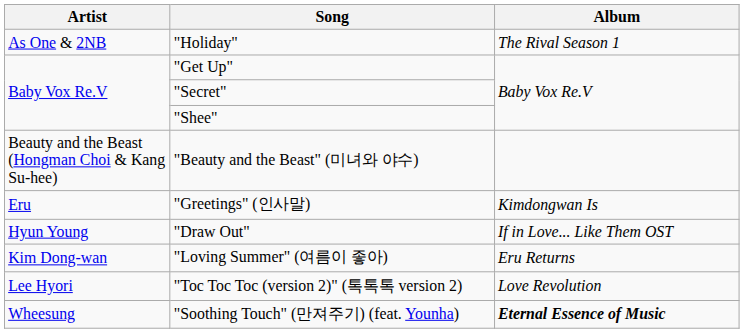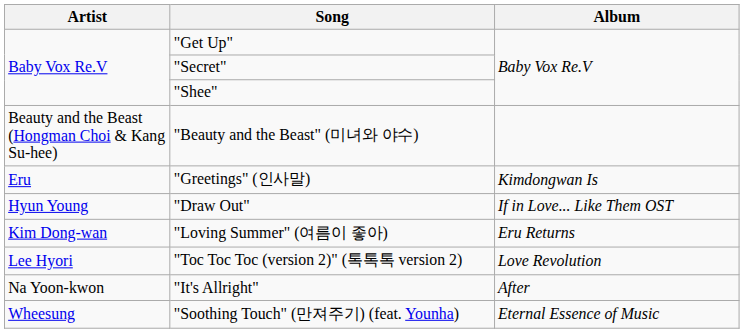- row: (206, 42)
+ row: (216, 287)
(582, 314) bold -> (579, 314) normal
